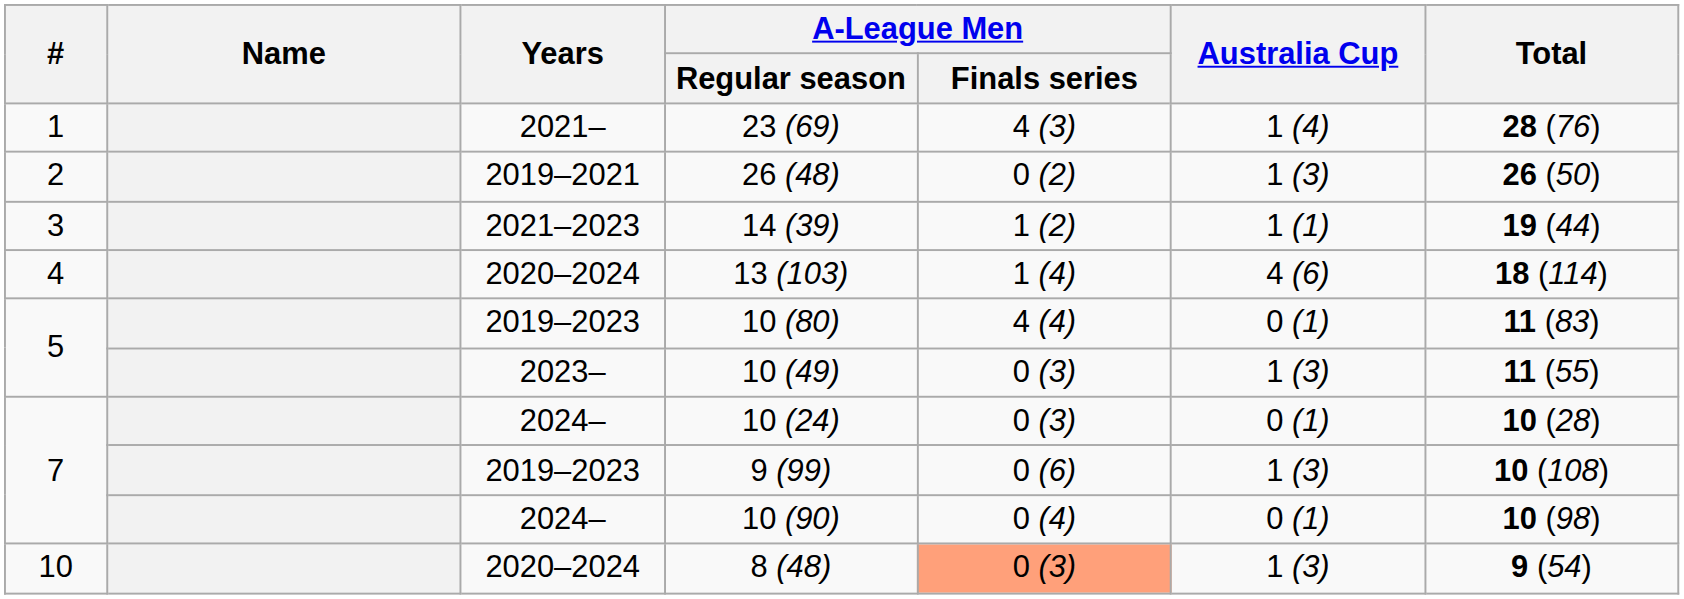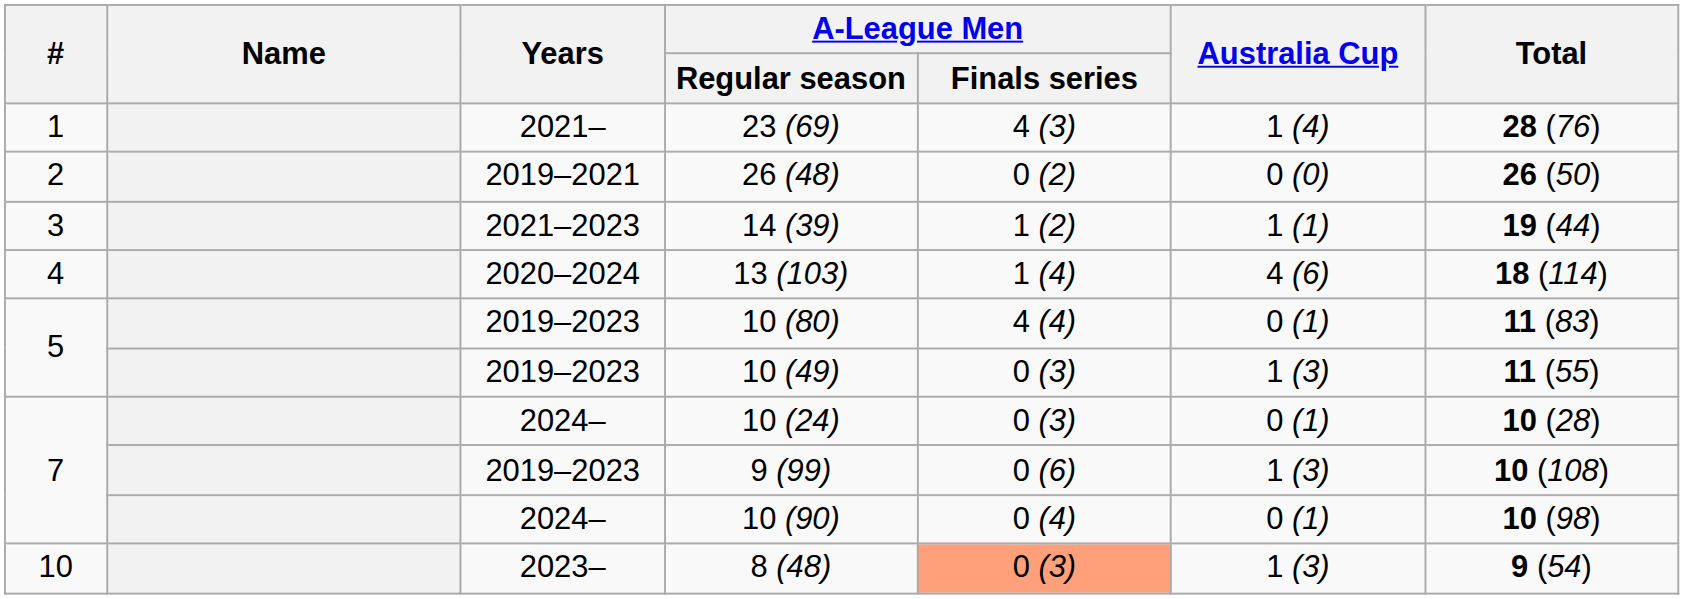(1298, 175) 1 (3) -> (1298, 175) 0 (0)
(563, 371) 2023– -> (563, 371) 2019–2023
(563, 567) 2020–2024 -> (563, 567) 2023–
